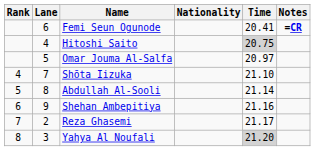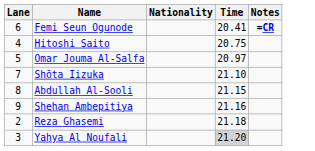- column: (18, 12)
(260, 44) lightgrey background -> (232, 44) no background
(260, 91) 21.14 -> (232, 91) 21.15
(260, 122) 21.17 -> (232, 122) 21.18
